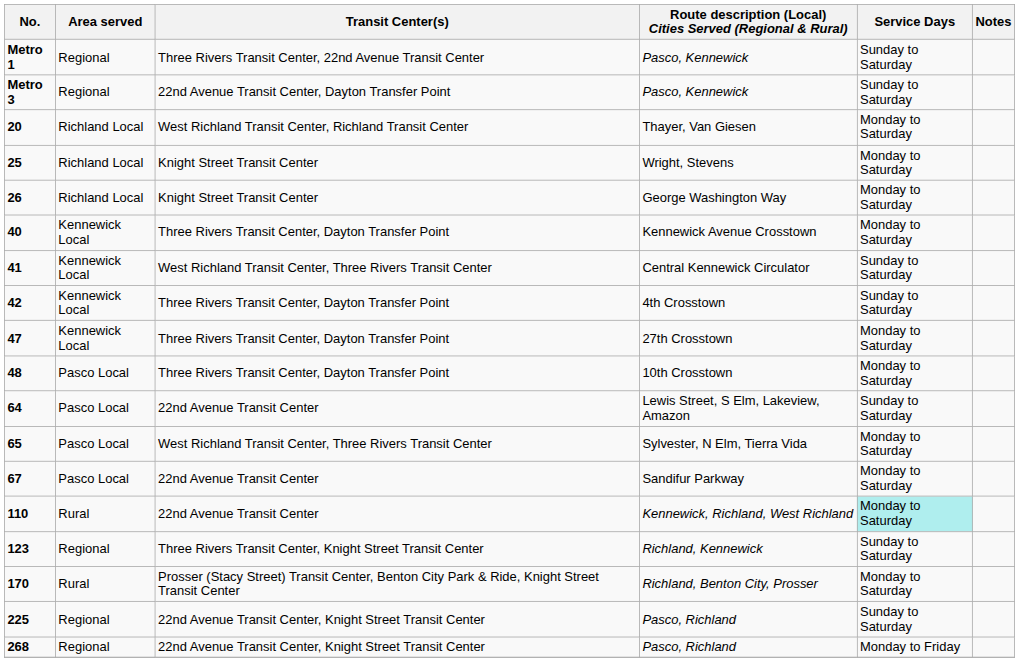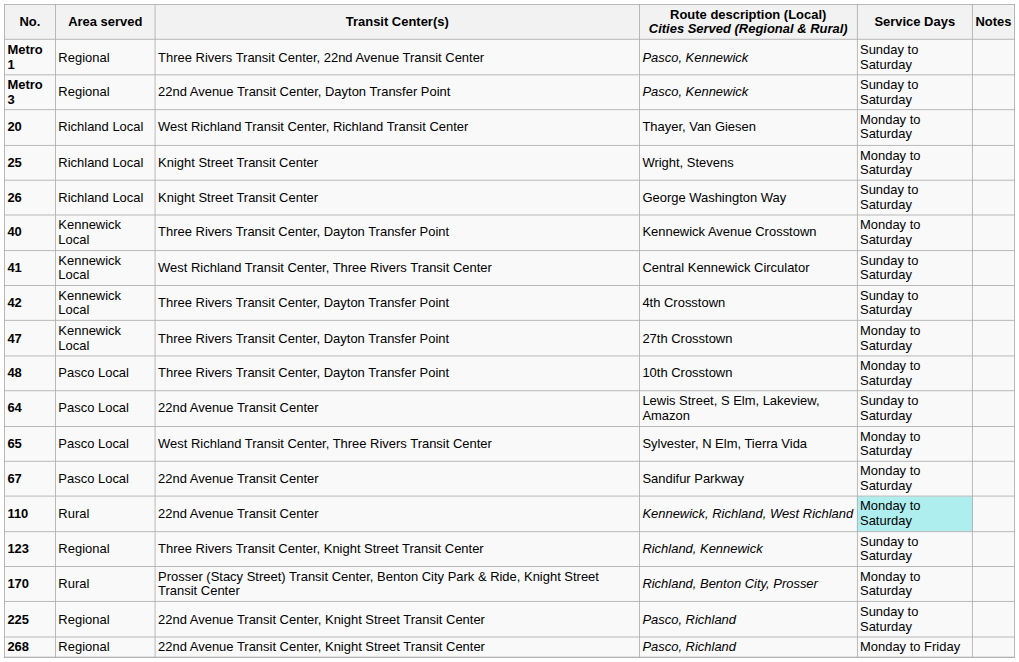(890, 197) Monday to Saturday -> (889, 197) Sunday to Saturday
